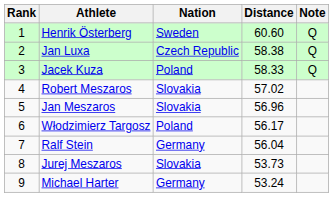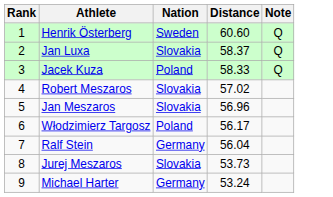(197, 51) Czech Republic -> (178, 51) Slovakia
(269, 51) 58.38 -> (235, 51) 58.37
